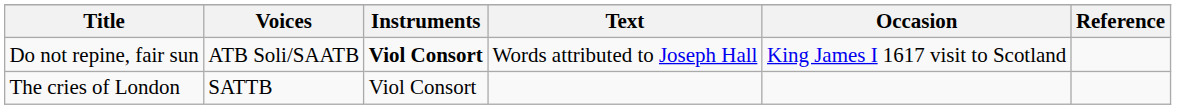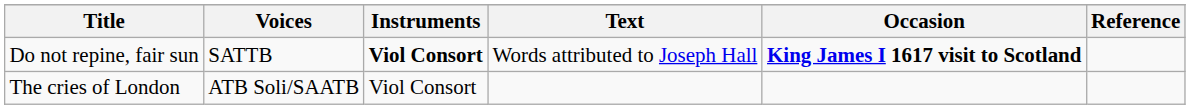(284, 54) ATB Soli/SAATB -> (240, 54) SATTB
(917, 54) normal -> (924, 54) bold
(240, 87) SATTB -> (284, 87) ATB Soli/SAATB
